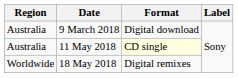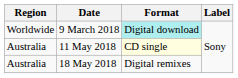(26, 30) Australia -> (30, 30) Worldwide
(162, 30) no background -> (162, 30) paleturquoise background
(30, 64) Worldwide -> (26, 64) Australia
